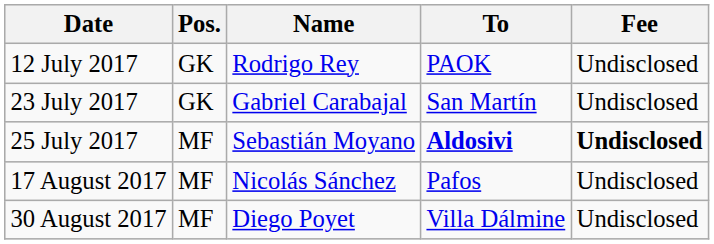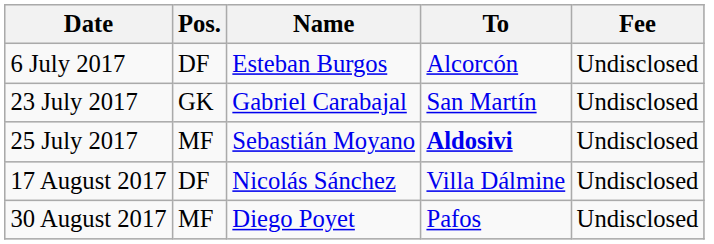+ row: (68, 63)
- row: (74, 63)
(640, 141) bold -> (638, 141) normal
(196, 180) MF -> (194, 180) DF
(454, 180) Pafos -> (496, 180) Villa Dálmine
(496, 219) Villa Dálmine -> (454, 219) Pafos
